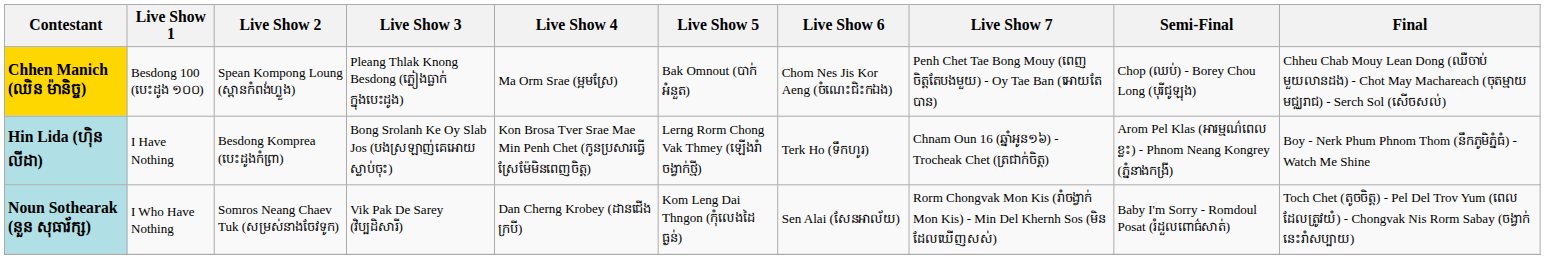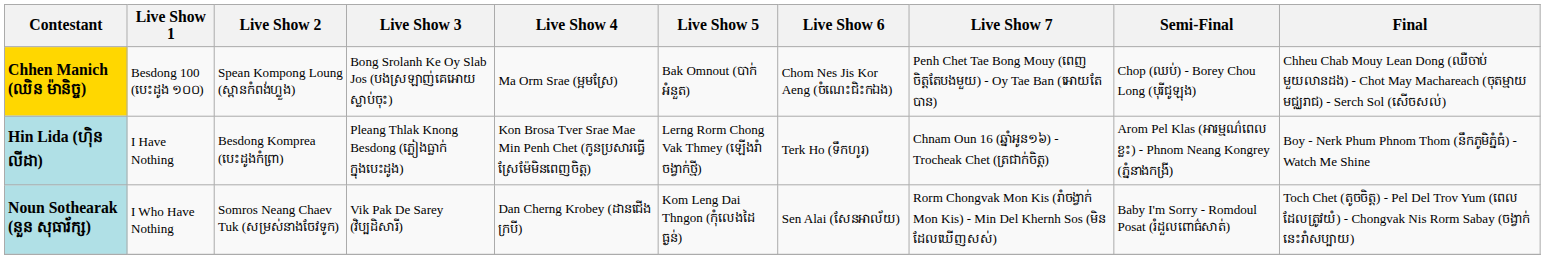(404, 81) Pleang Thlak Knong Besdong (ភ្លៀងធ្លាក់ក្នុងបេះដូង) -> (418, 81) Bong Srolanh Ke Oy Slab Jos (បងស្រឡាញ់គេអោយស្លាប់ចុះ)
(418, 149) Bong Srolanh Ke Oy Slab Jos (បងស្រឡាញ់គេអោយស្លាប់ចុះ) -> (404, 149) Pleang Thlak Knong Besdong (ភ្លៀងធ្លាក់ក្នុងបេះដូង)
